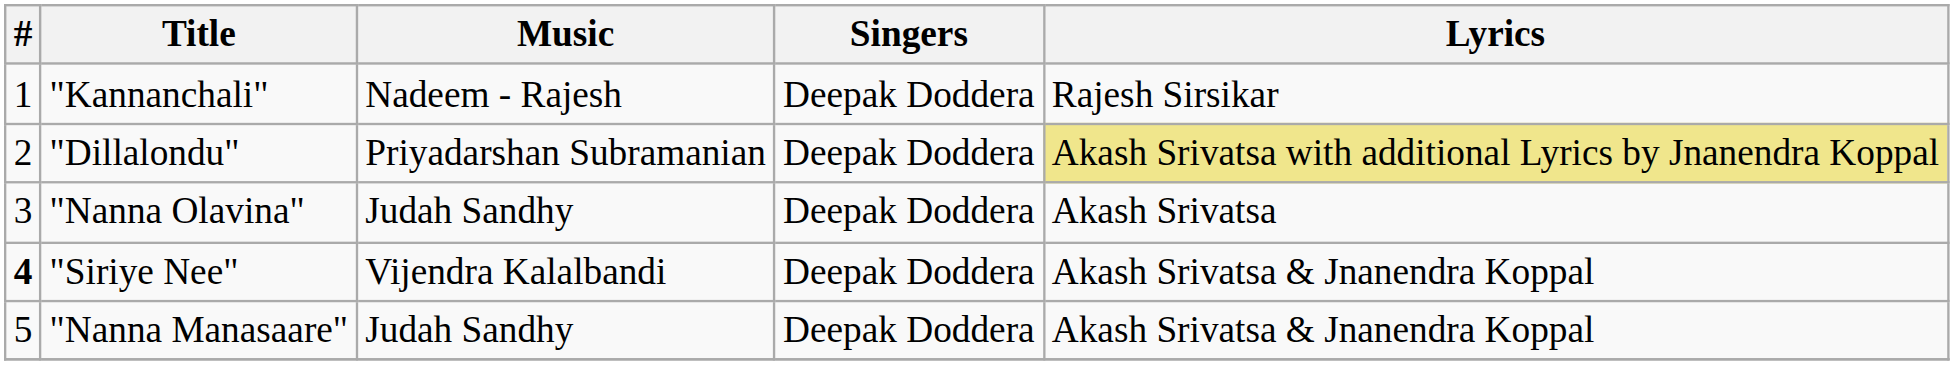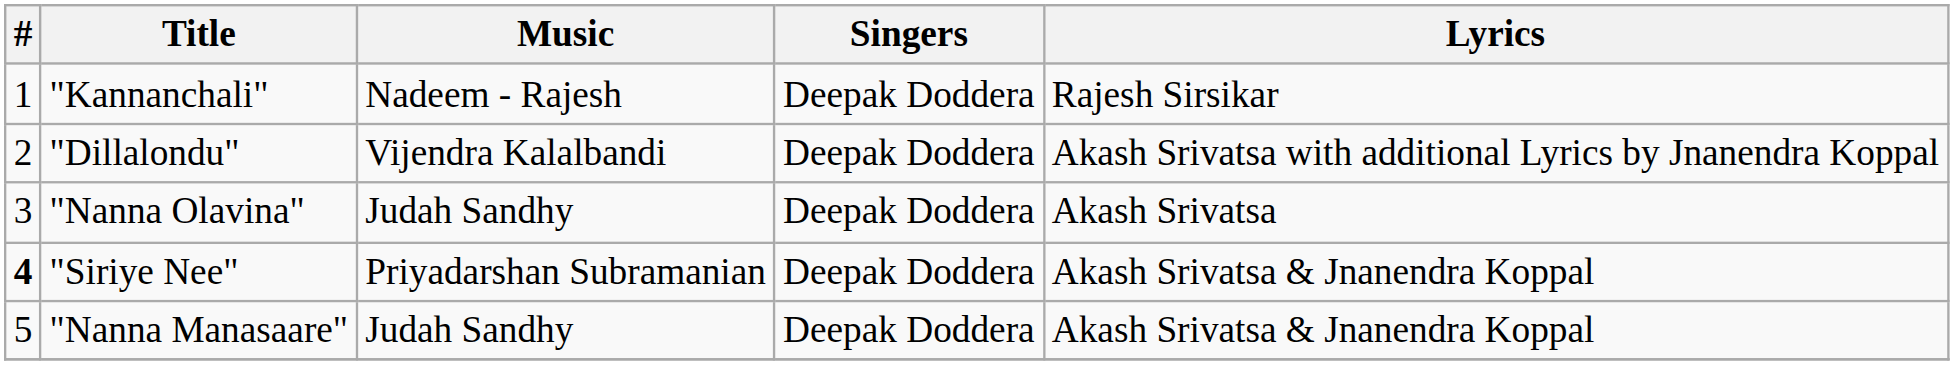(566, 152) Priyadarshan Subramanian -> (516, 152) Vijendra Kalalbandi
(1495, 152) khaki background -> (1495, 152) no background
(516, 270) Vijendra Kalalbandi -> (566, 270) Priyadarshan Subramanian
